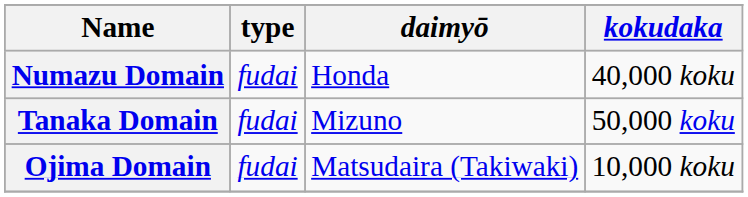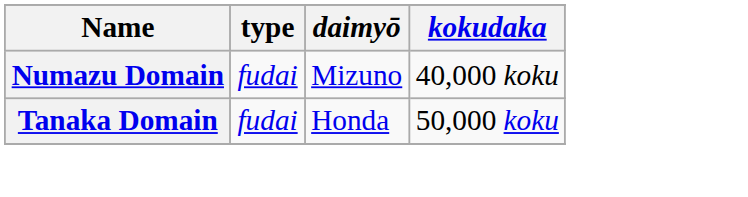(350, 74) Honda -> (357, 74) Mizuno
(357, 120) Mizuno -> (350, 120) Honda
- row: (118, 167)
